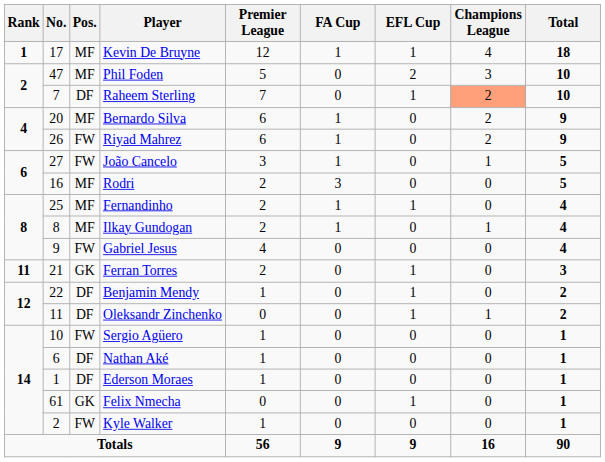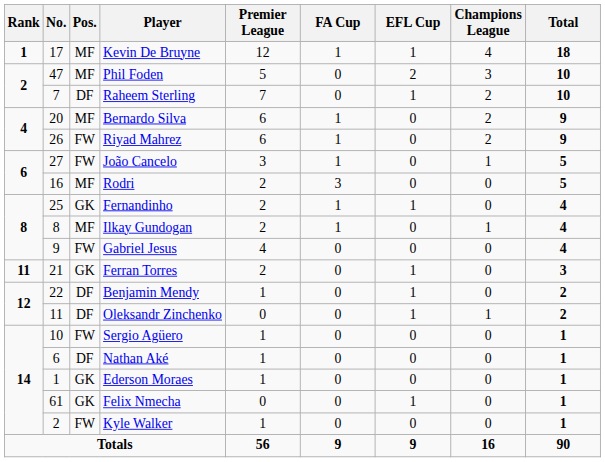(488, 96) lightsalmon background -> (488, 96) no background
(85, 205) MF -> (85, 205) GK
(85, 380) DF -> (85, 380) GK
